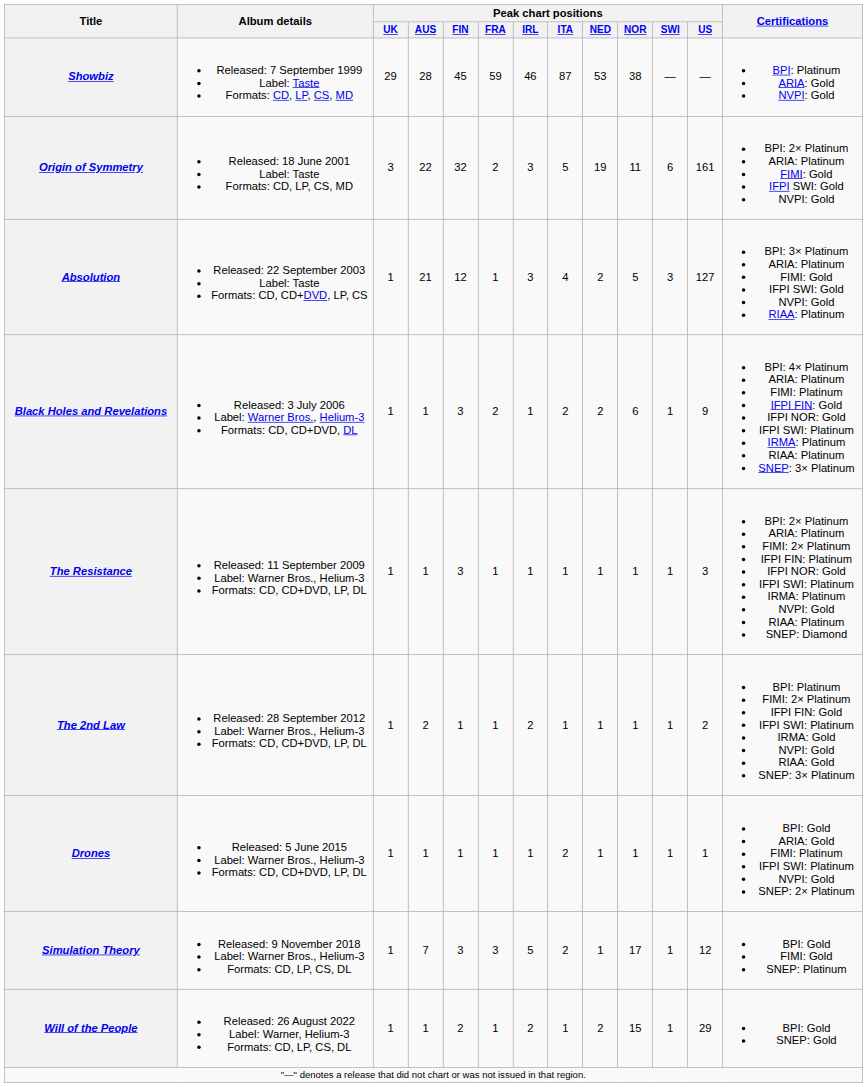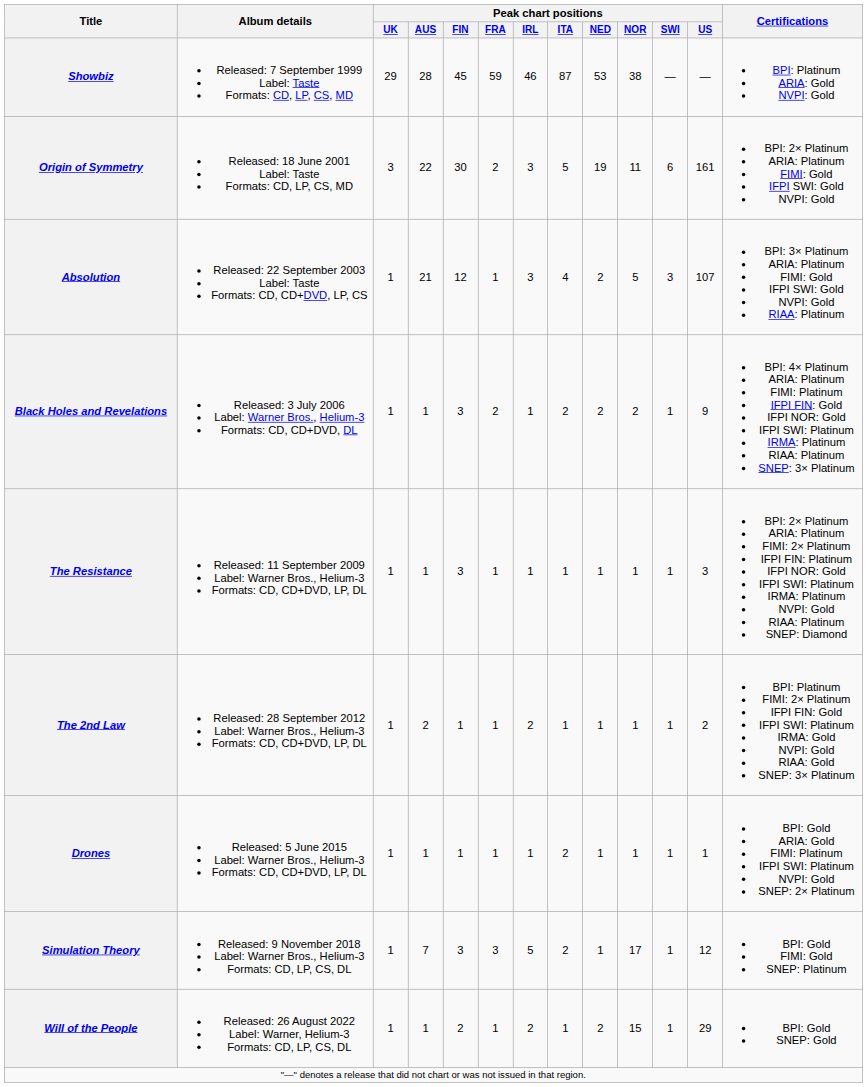(460, 167) 32 -> (460, 167) 30
(705, 277) 127 -> (705, 277) 107
(635, 411) 6 -> (635, 411) 2
